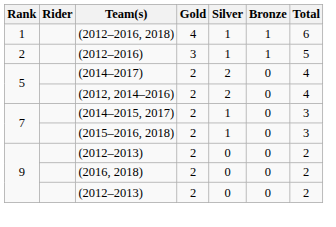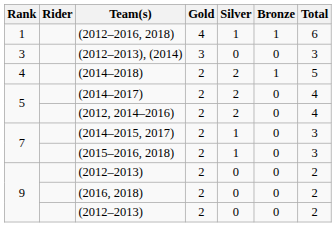- row: (22, 53)
+ row: (22, 53)
+ row: (22, 73)
